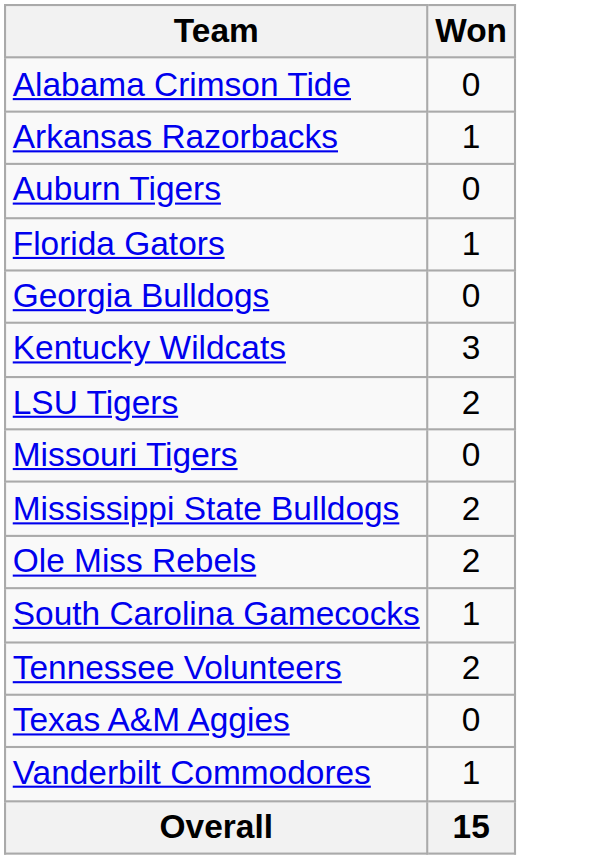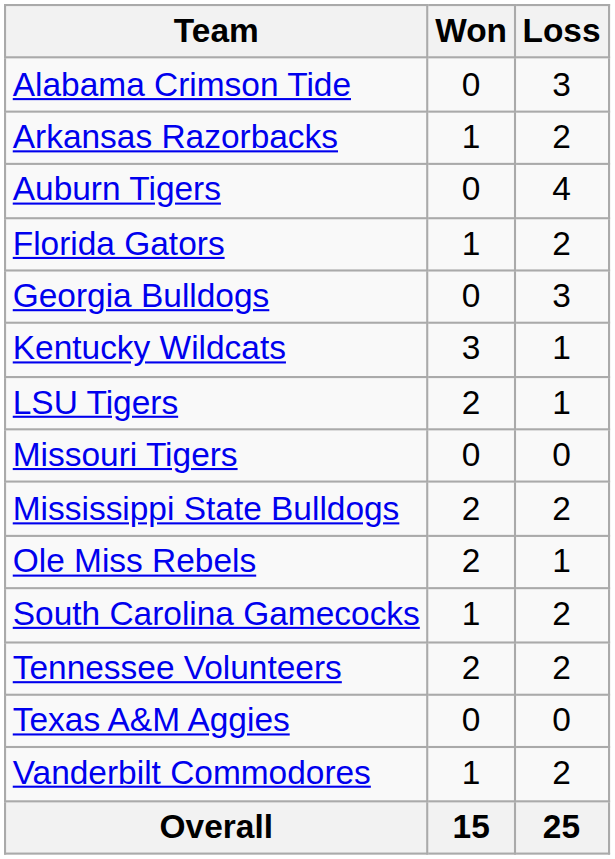+ column: (561, 31)
